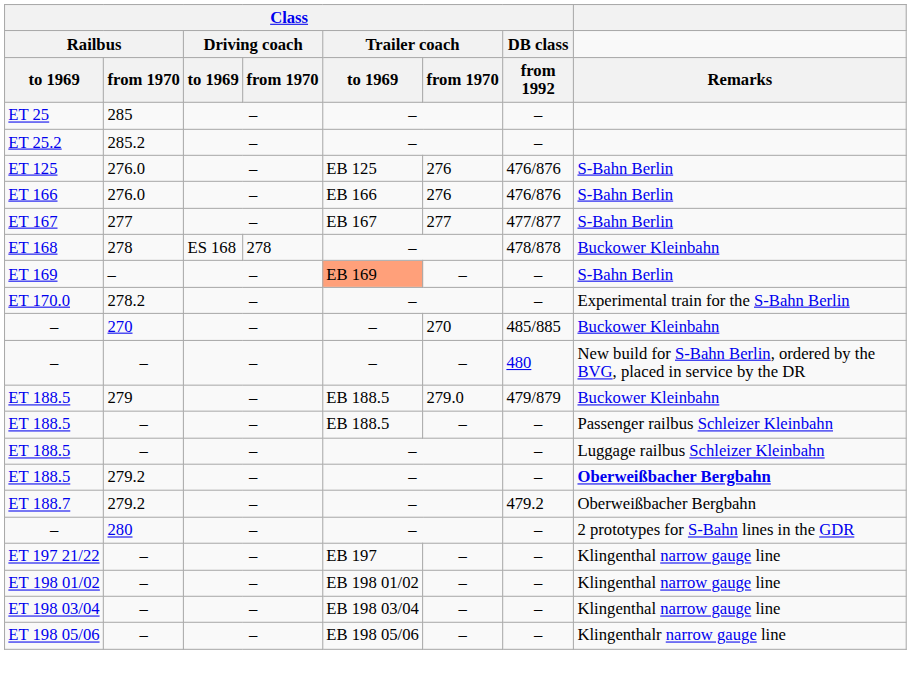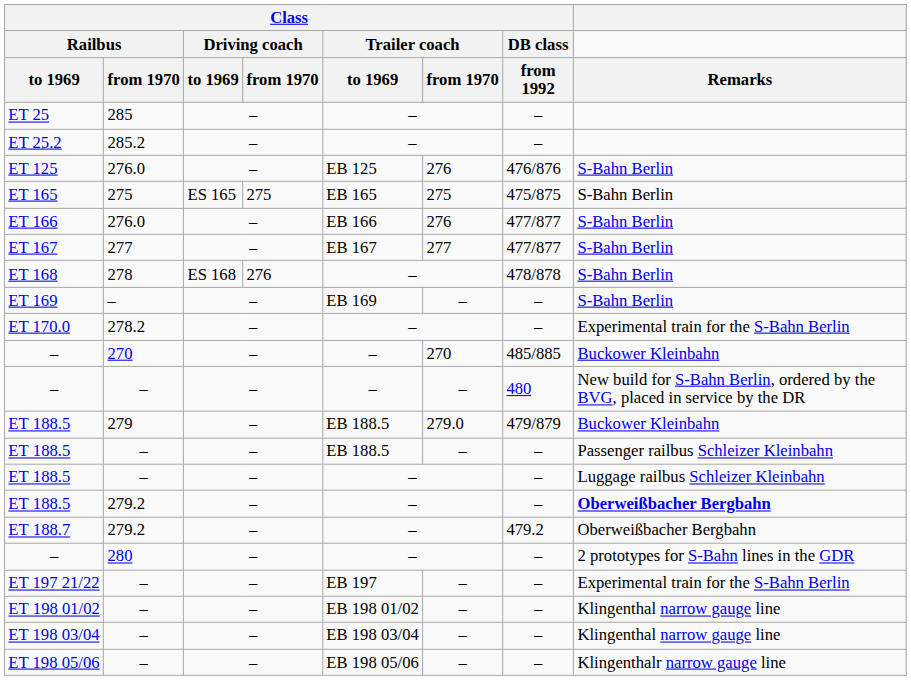+ row: (33, 194)
(534, 194) 476/876 -> (534, 221) 477/877
(259, 247) 278 -> (259, 273) 276
(648, 247) Buckower Kleinbahn -> (625, 273) S-Bahn Berlin
(352, 273) lightsalmon background -> (352, 300) no background
(679, 556) Klingenthal narrow gauge line -> (714, 582) Experimental train for the S-Bahn Berlin
